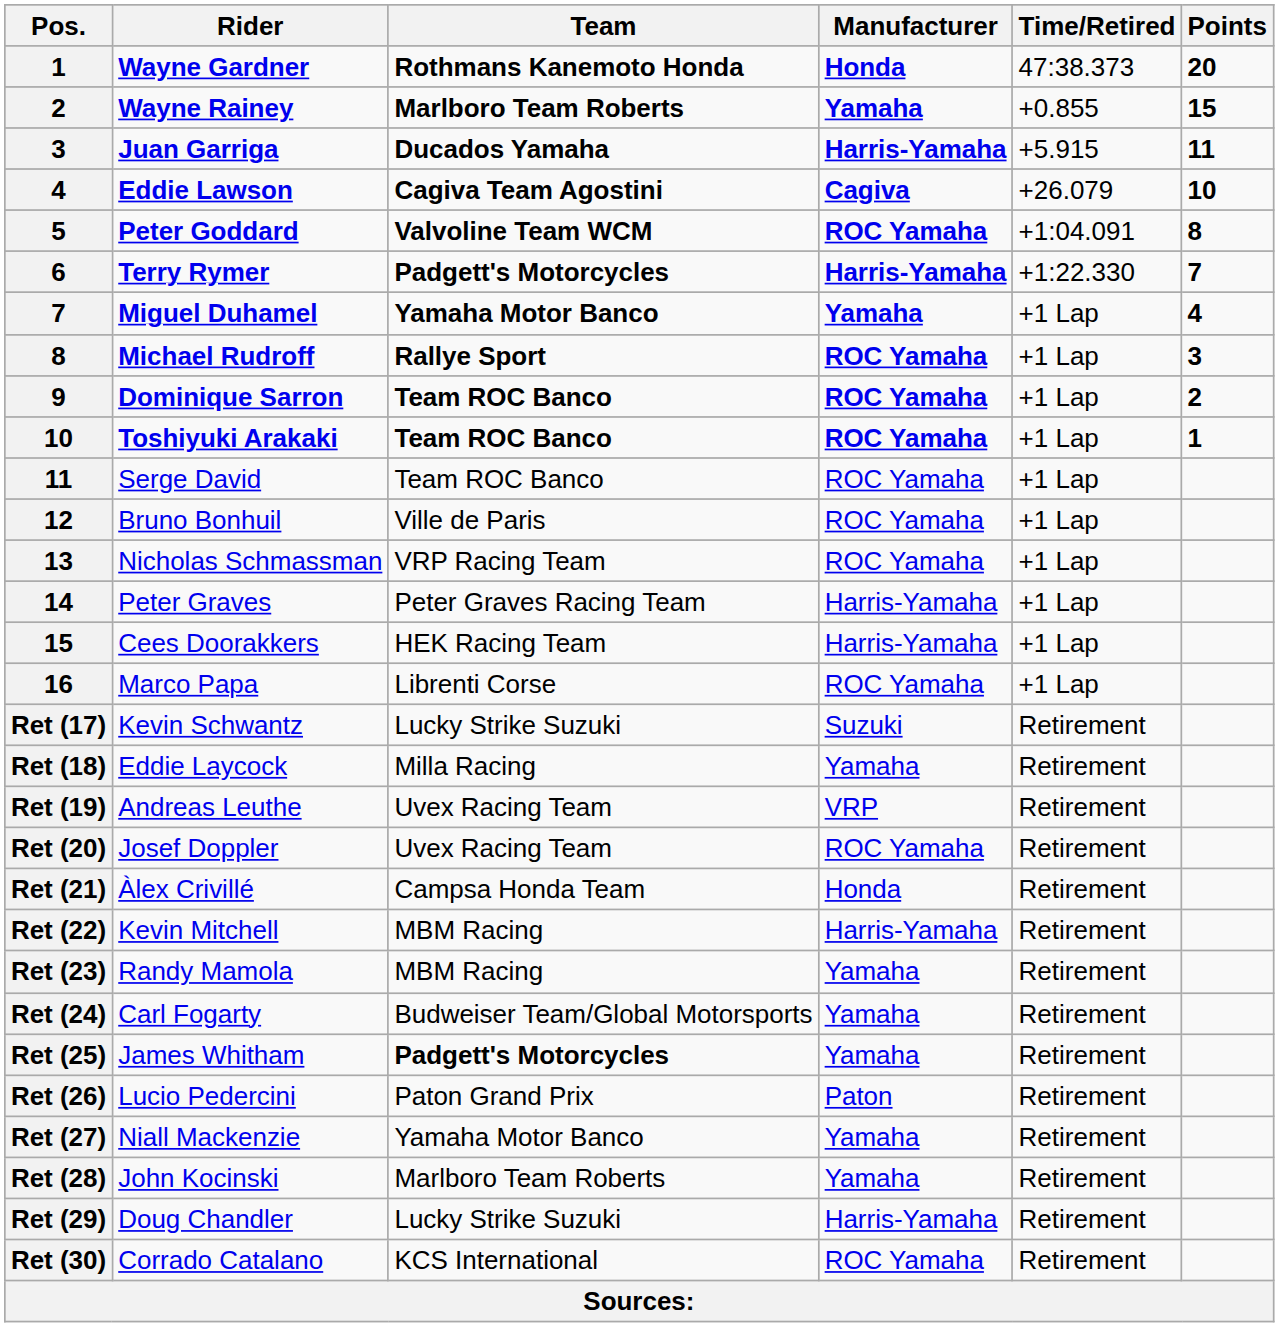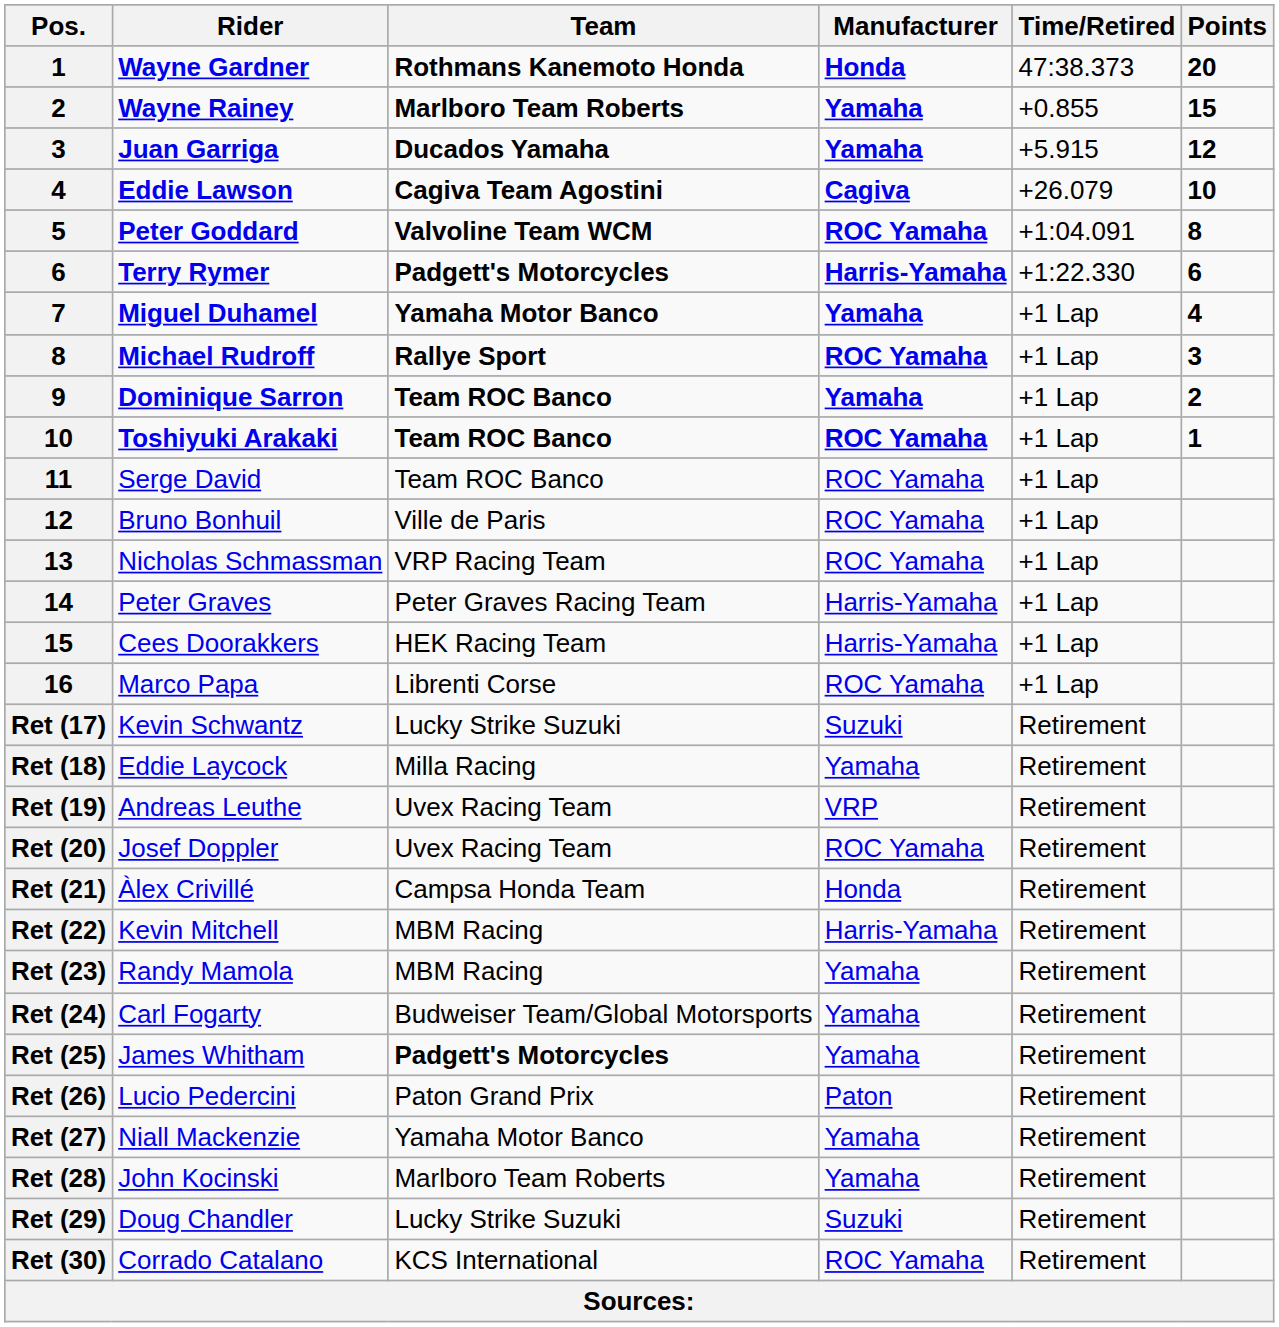(916, 149) Harris-Yamaha -> (874, 149) Yamaha
(1201, 149) 11 -> (1202, 149) 12
(1195, 272) 7 -> (1195, 272) 6
(906, 396) ROC Yamaha -> (874, 396) Yamaha
(911, 1219) Harris-Yamaha -> (864, 1219) Suzuki
